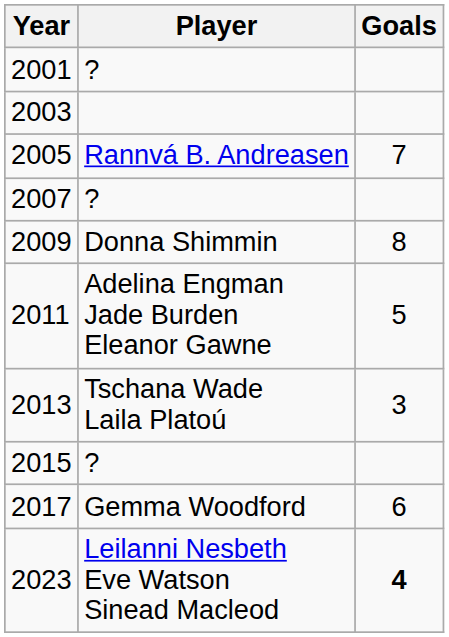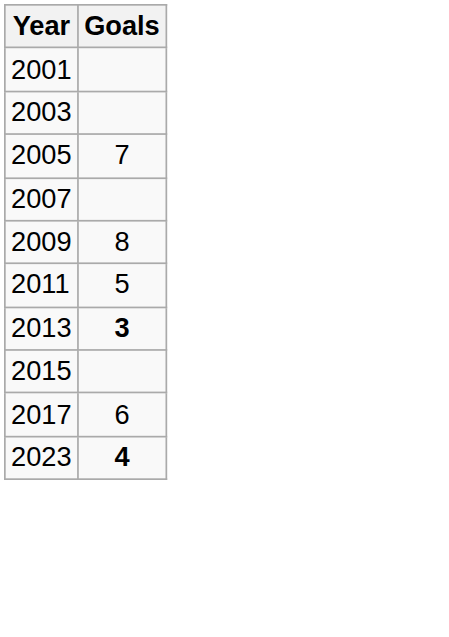- column: (216, 26)
(399, 404) normal -> (122, 328) bold
